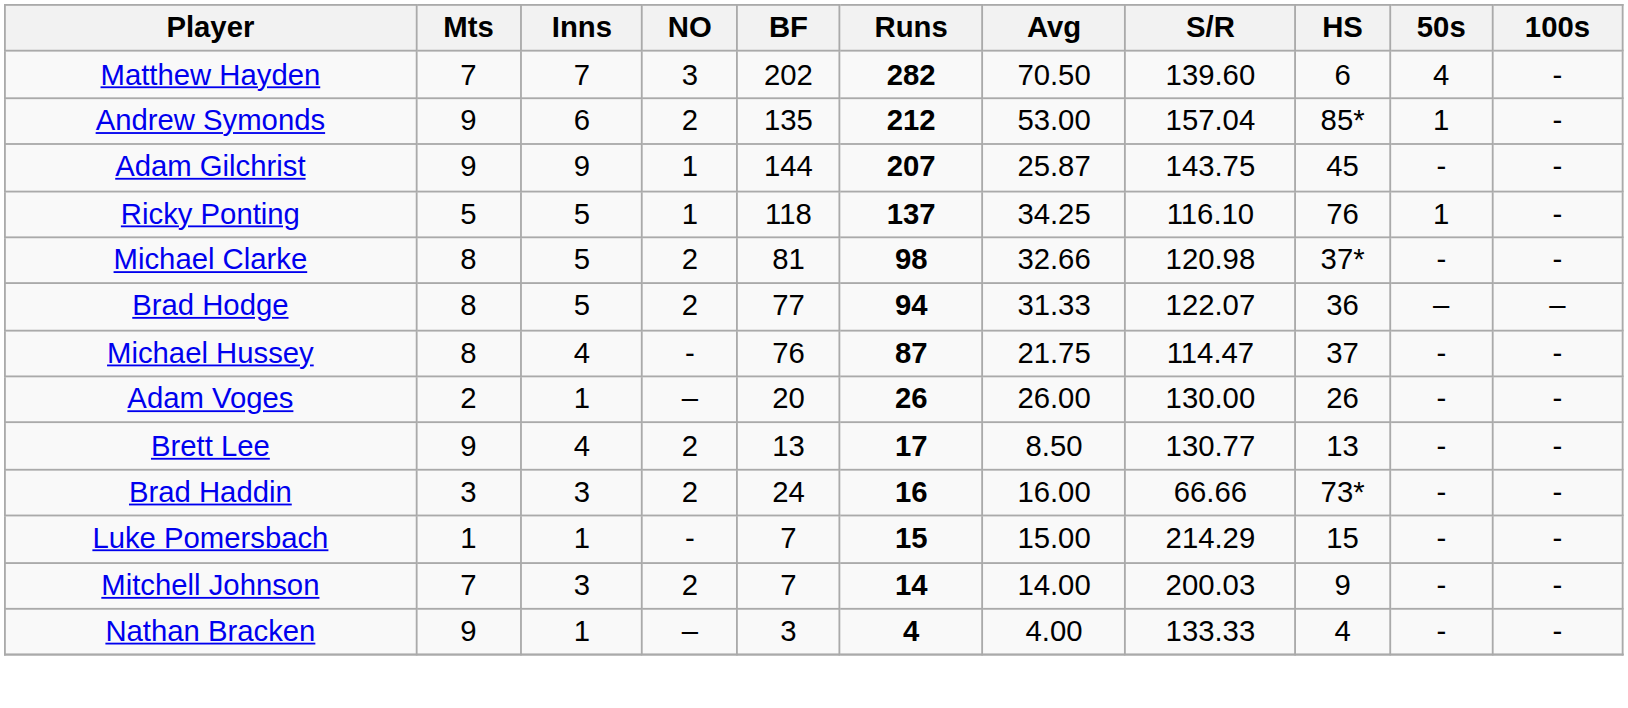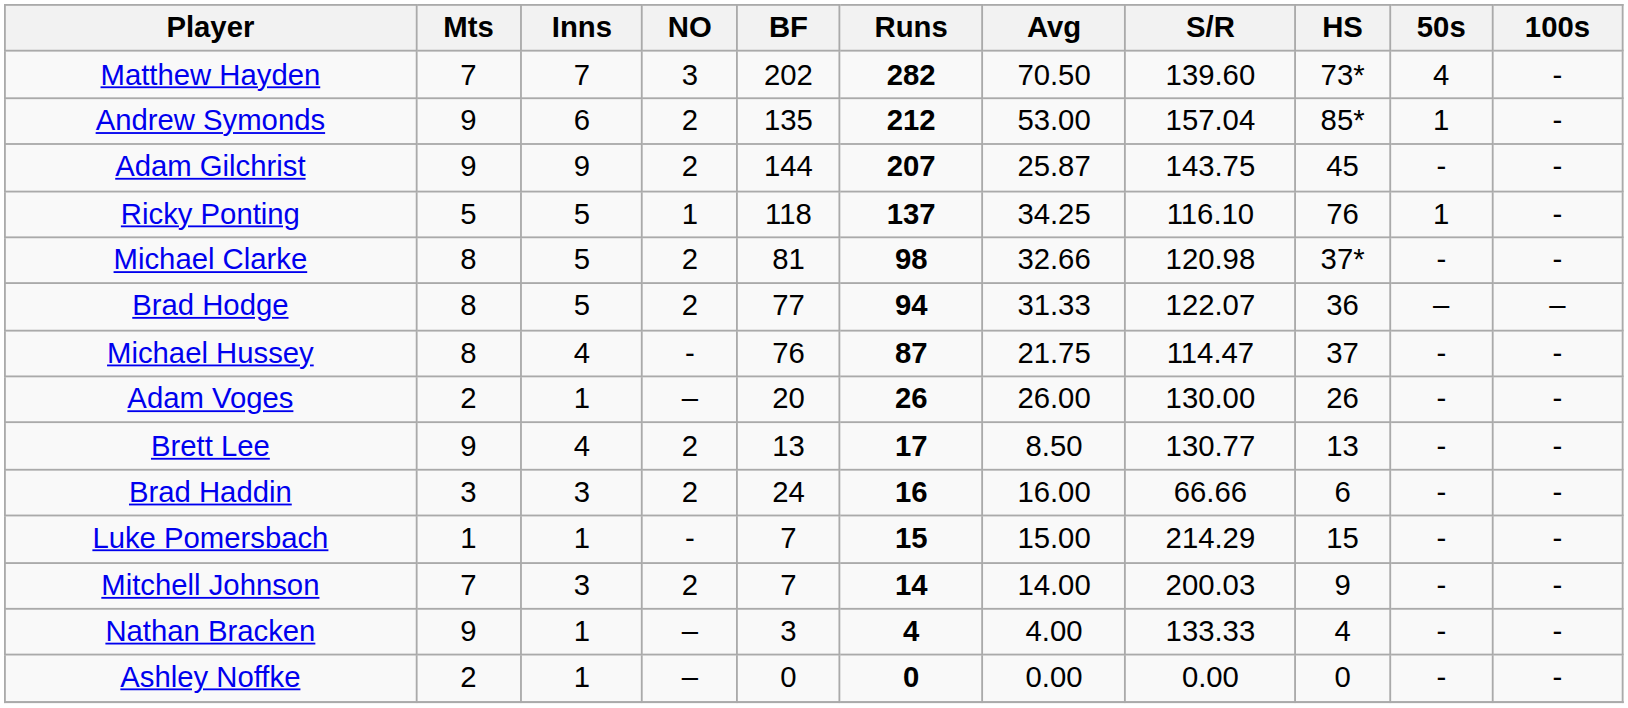(1343, 74) 6 -> (1343, 74) 73*
(690, 167) 1 -> (690, 167) 2
(1343, 492) 73* -> (1343, 492) 6
+ row: (210, 677)
